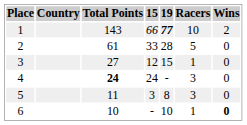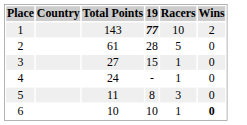- column: (152, 13)
(113, 78) bold -> (113, 78) normal
(193, 78) 3 -> (178, 78) 1
